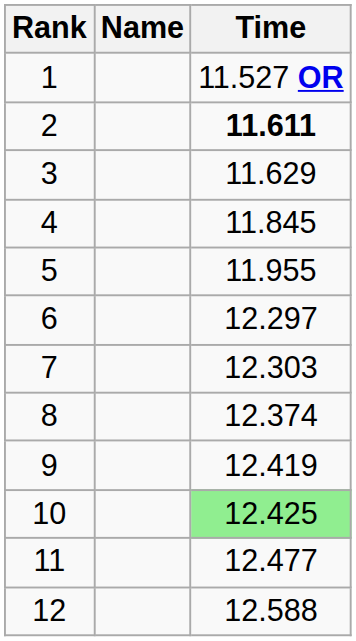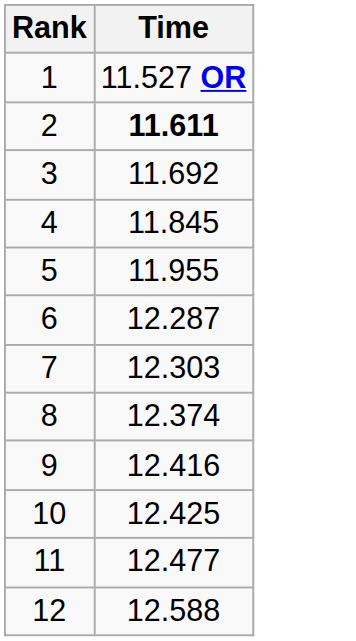- column: (142, 28)
(271, 174) 11.629 -> (174, 174) 11.692
(271, 319) 12.297 -> (174, 319) 12.287
(271, 464) 12.419 -> (174, 464) 12.416
(271, 513) lightgreen background -> (174, 513) no background
